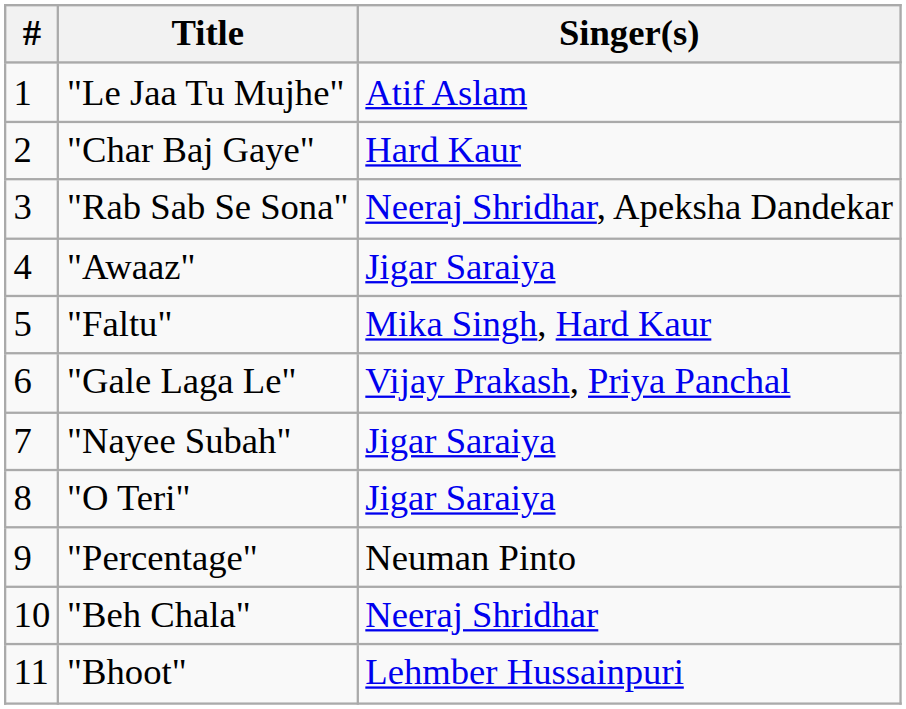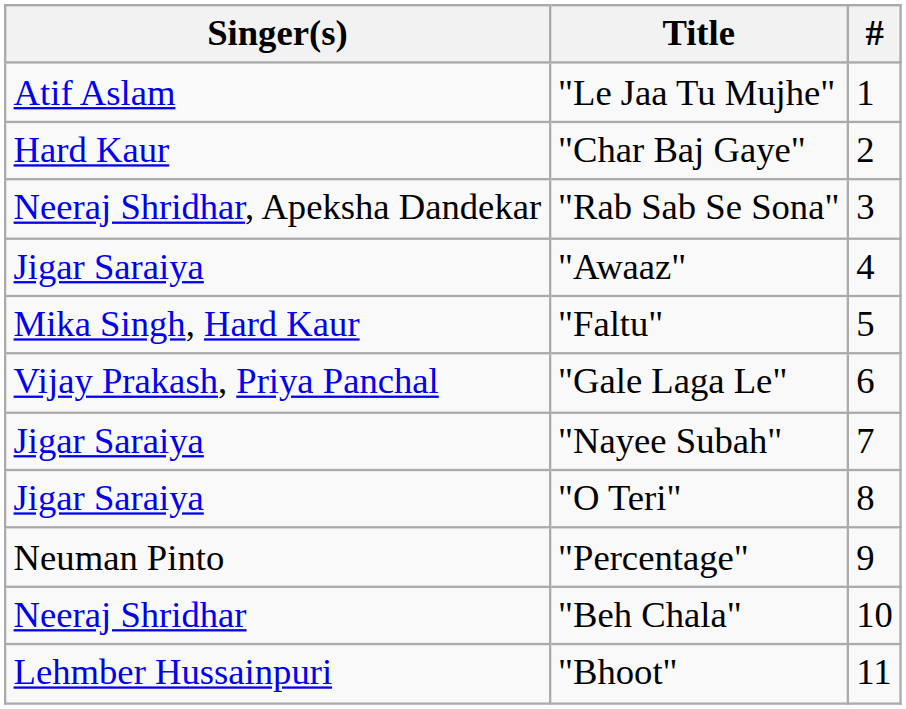columns swapped: (32, 33) <-> (629, 33)
